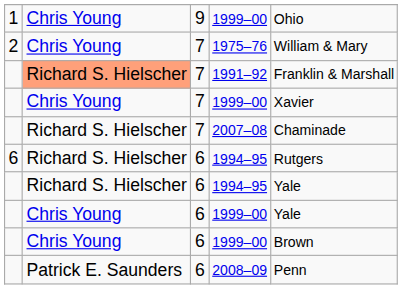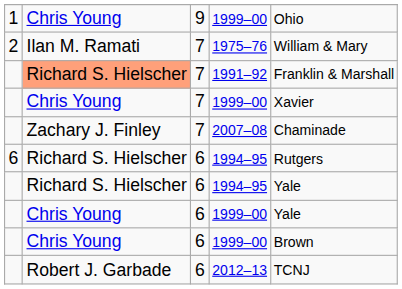(74, 46) Chris Young -> (83, 46) Ilan M. Ramati
(107, 130) Richard S. Hielscher -> (94, 130) Zachary J. Finley
- row: (14, 270)
+ row: (14, 270)
